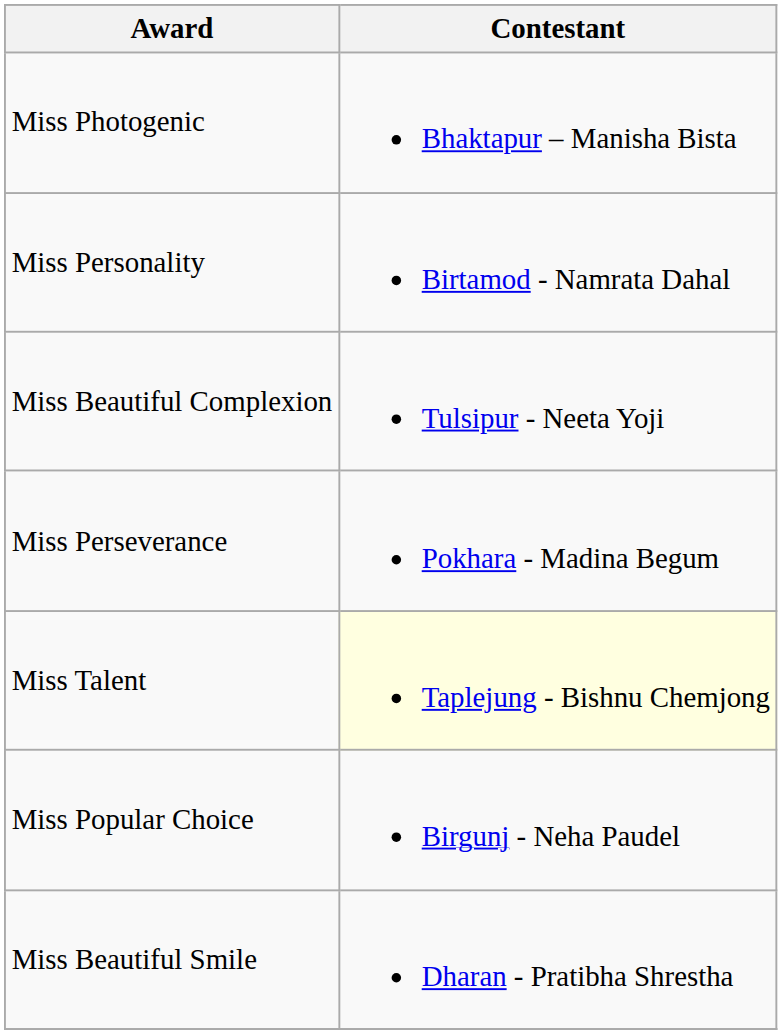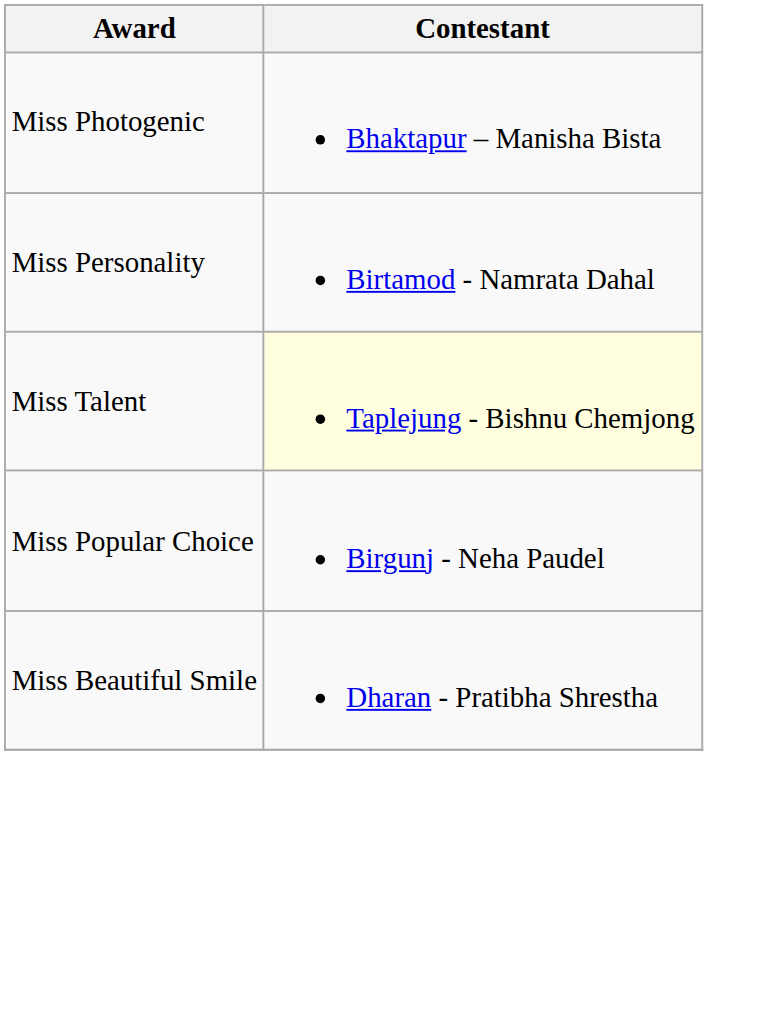- row: (172, 401)
- row: (119, 540)
